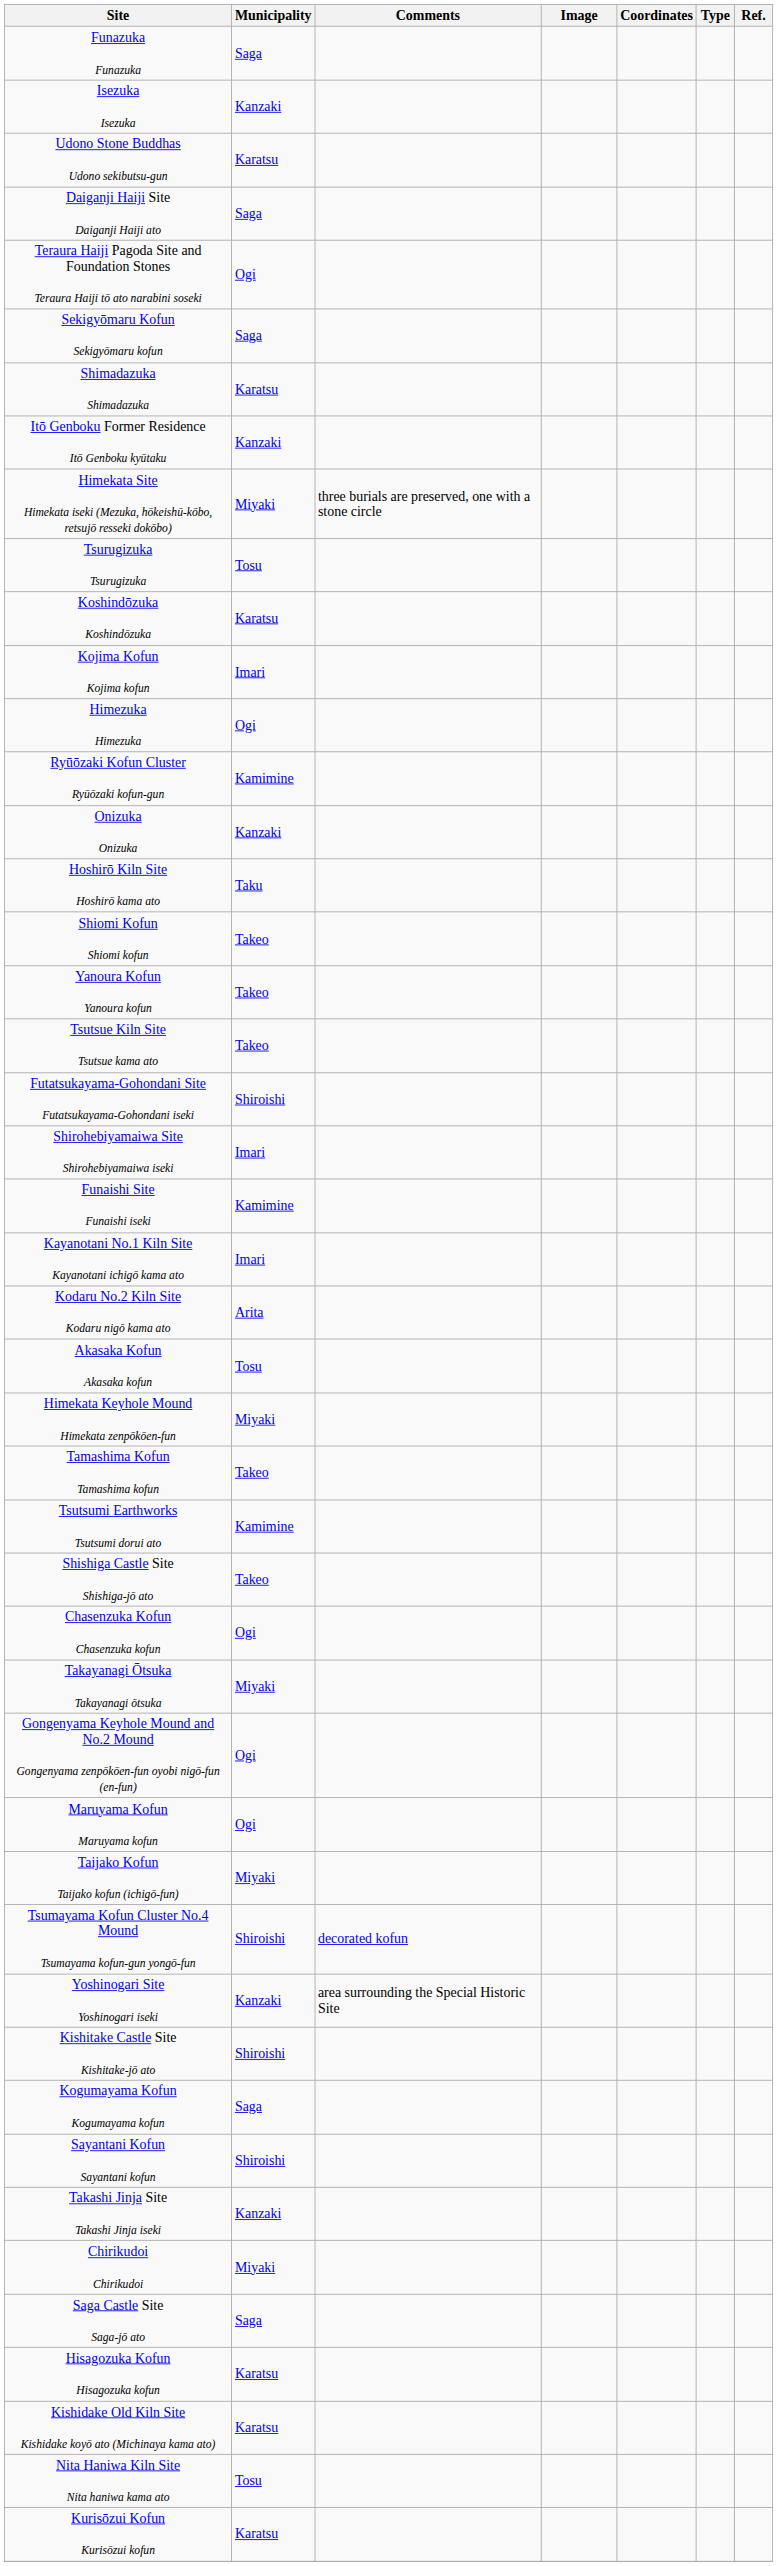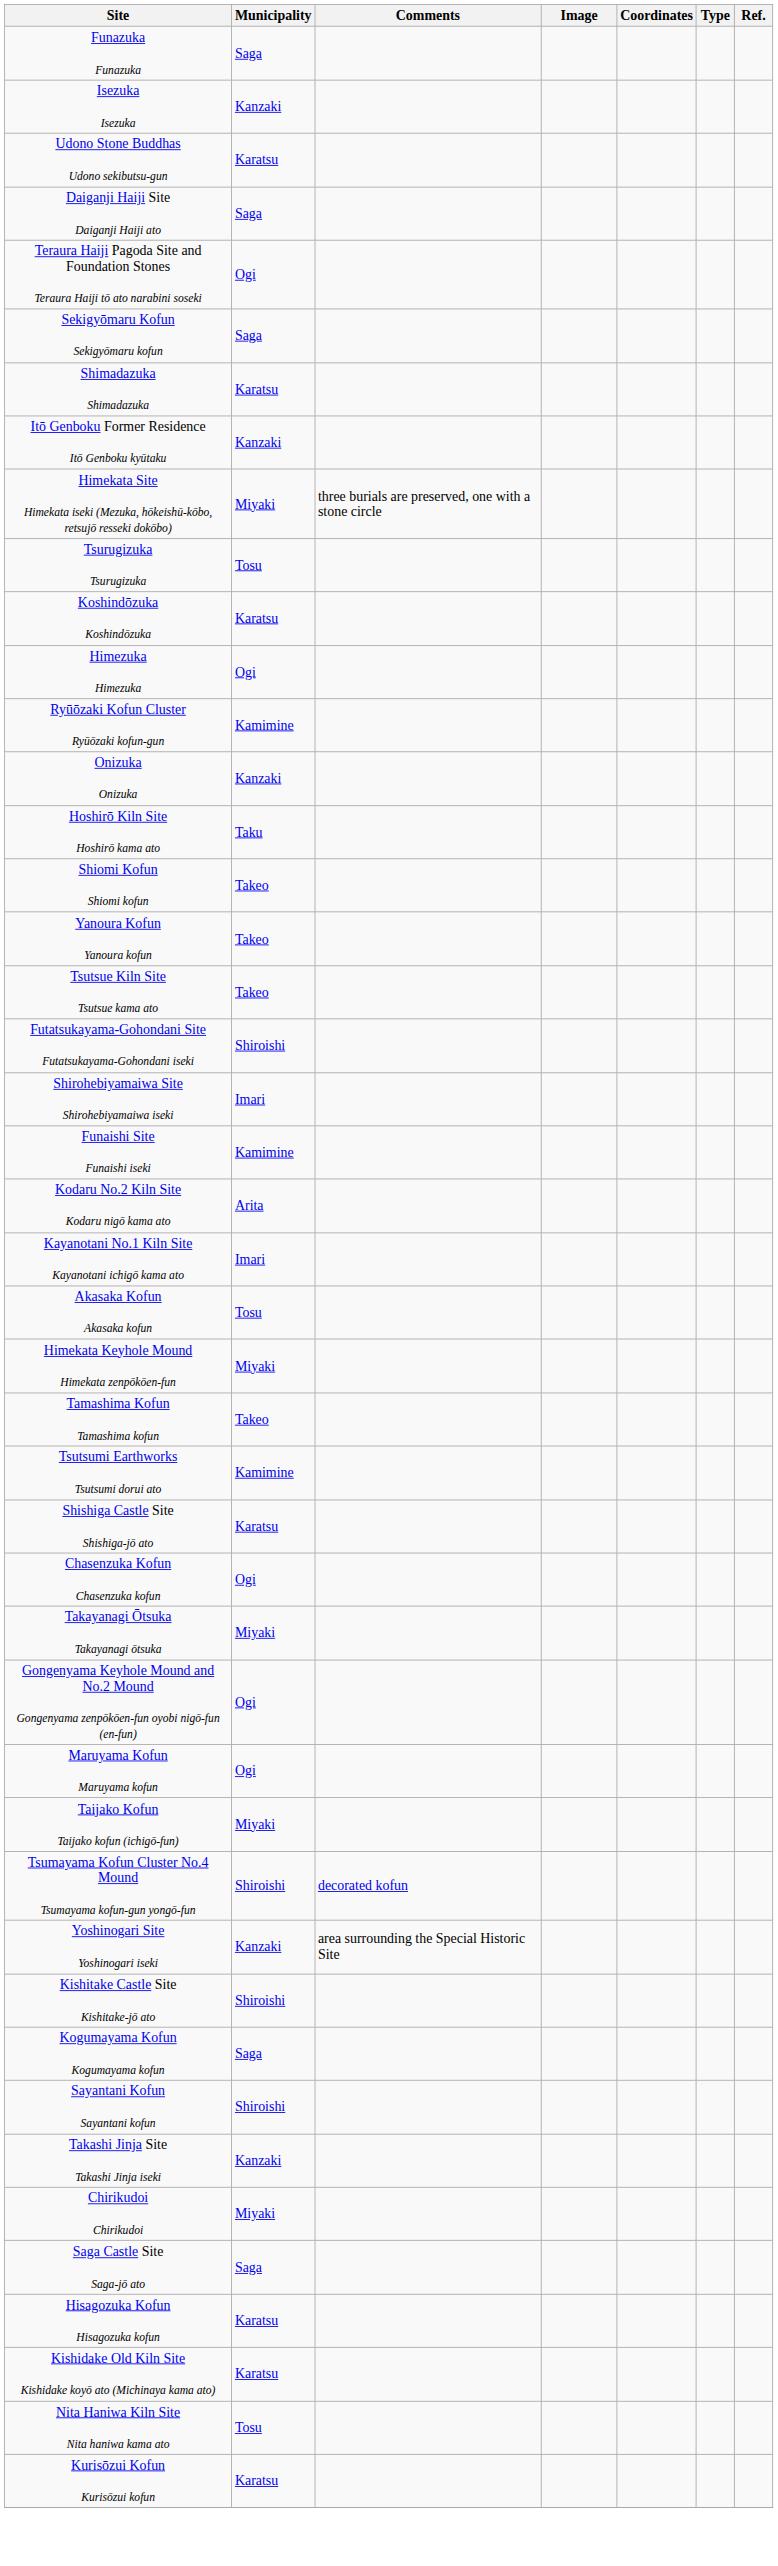- row: (118, 671)
rows swapped: (118, 1312) <-> (118, 1259)
(252, 1579) Takeo -> (257, 1526) Karatsu
